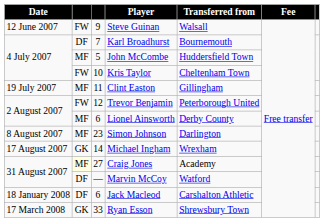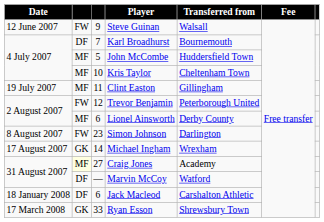(82, 73) FW -> (82, 73) MF
(82, 133) MF -> (82, 133) FW
